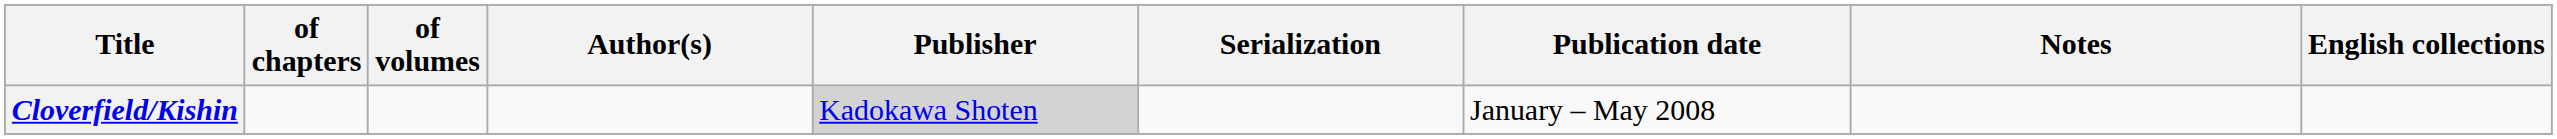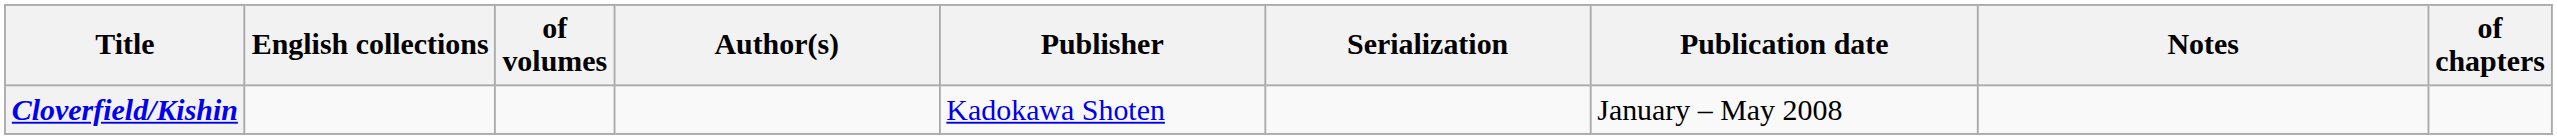columns swapped: (307, 45) <-> (2426, 45)
(928, 109) lightgrey background -> (1056, 109) no background
